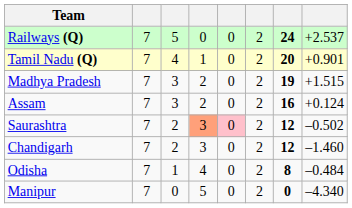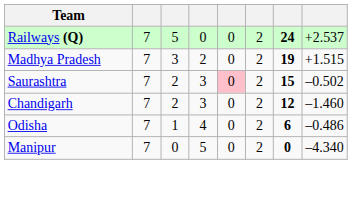- row: (52, 59)
- row: (27, 103)
(203, 125) lightsalmon background -> (203, 81) no background
(288, 125) 12 -> (288, 81) 15
(288, 170) 8 -> (288, 125) 6
(324, 170) –0.484 -> (324, 125) –0.486
